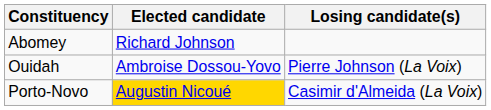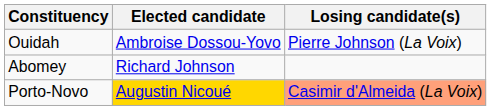rows swapped: (37, 42) <-> (34, 67)
(385, 92) no background -> (385, 92) lightsalmon background
